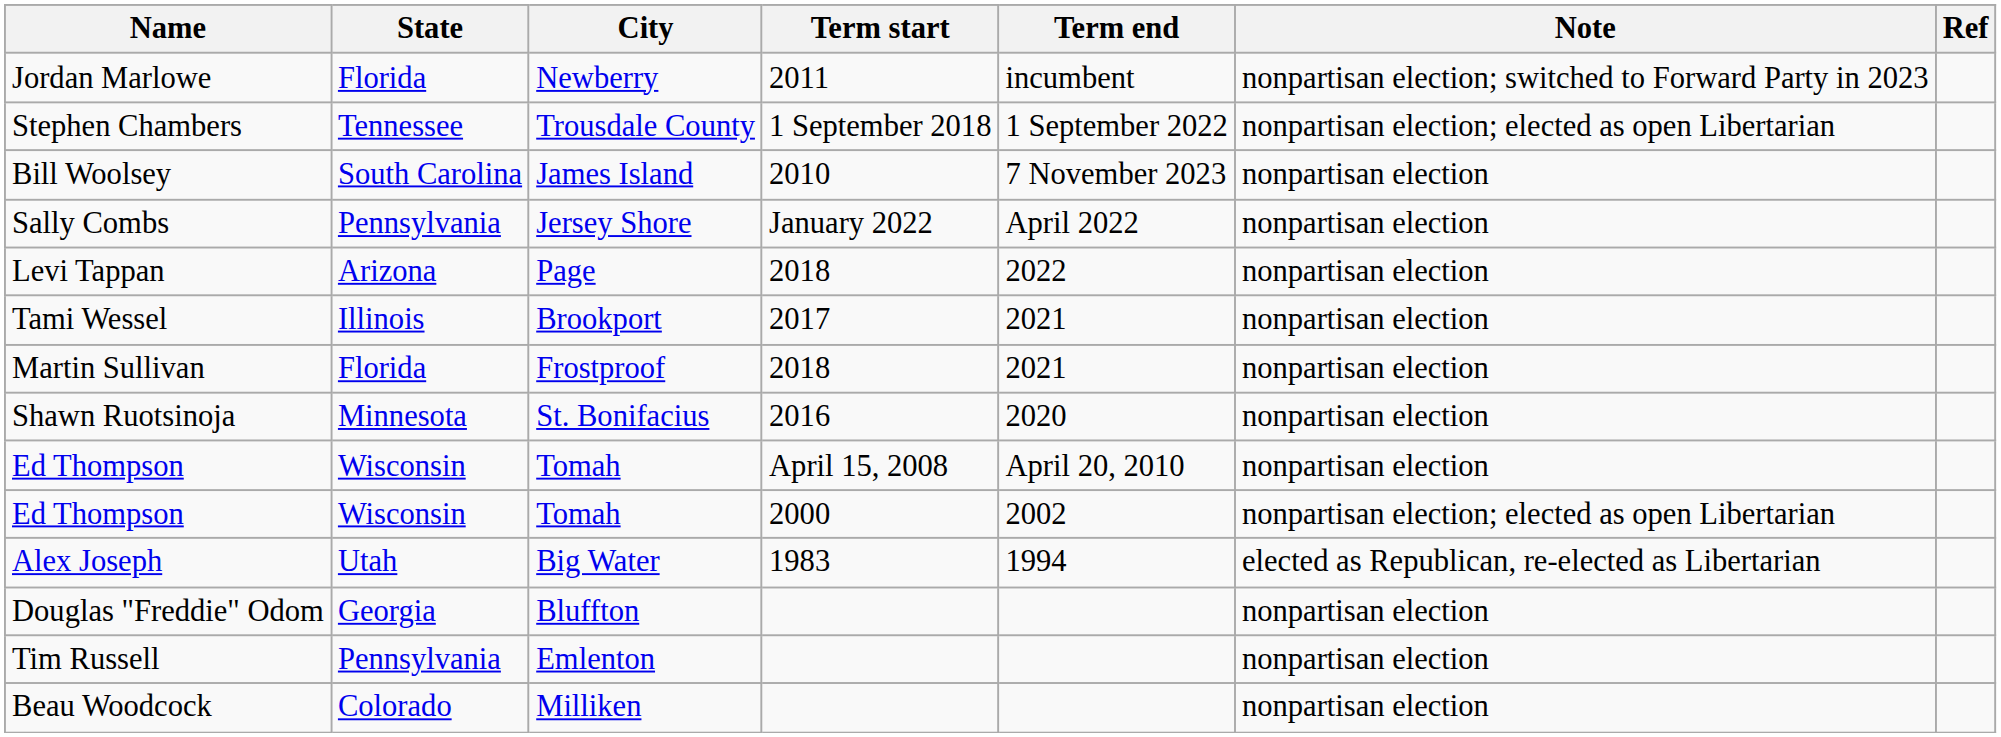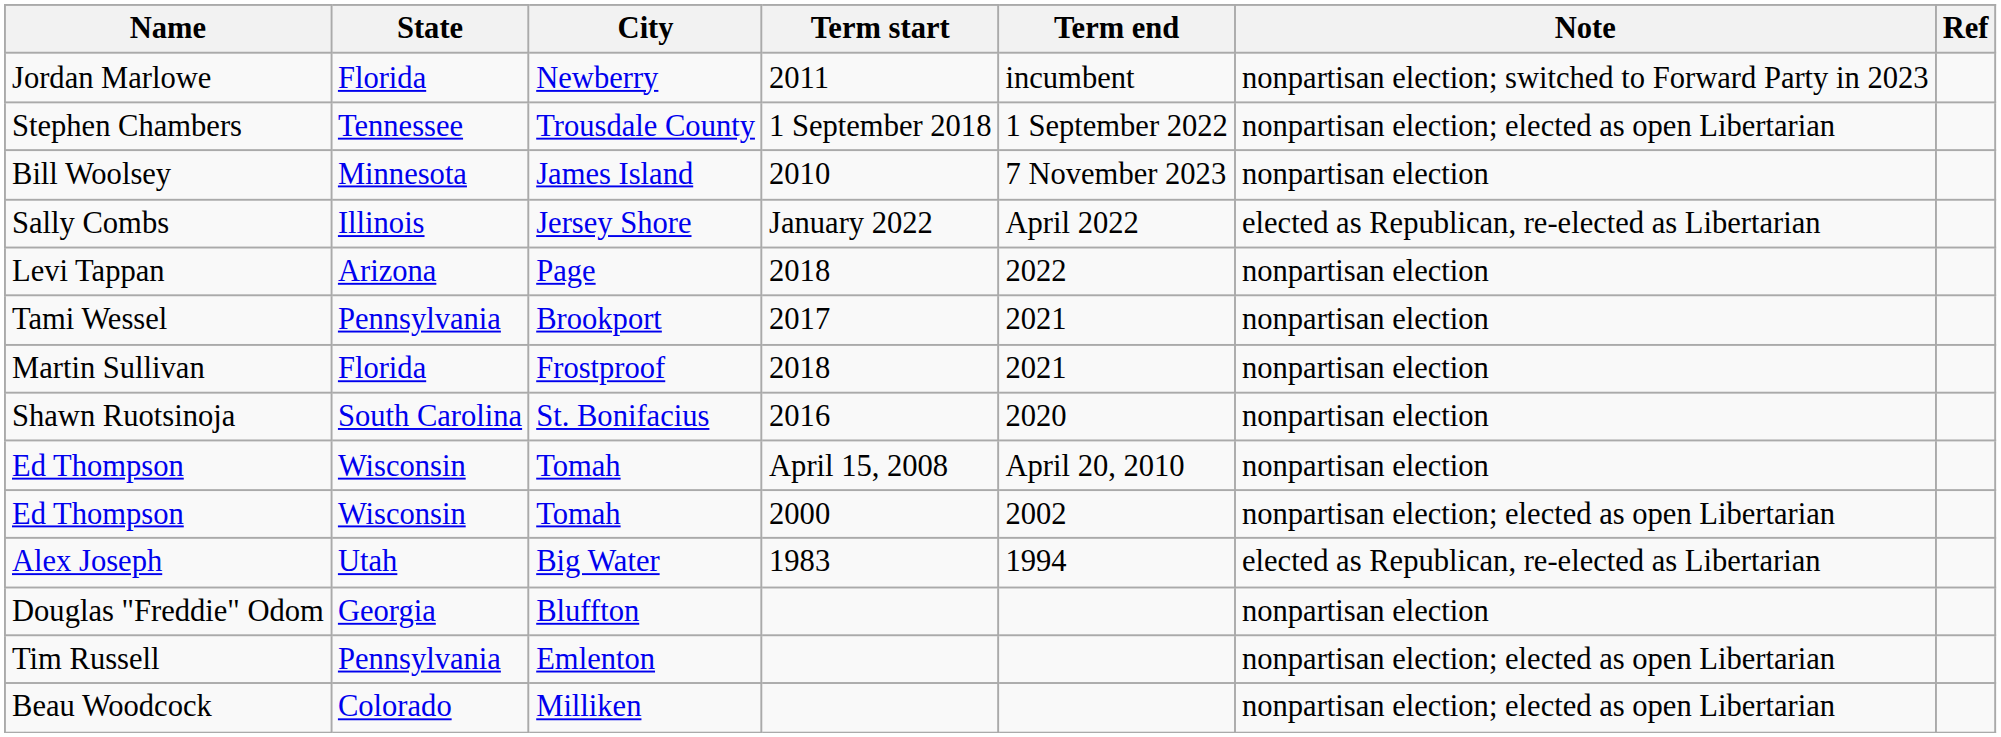(430, 174) South Carolina -> (402, 174) Minnesota
(419, 222) Pennsylvania -> (381, 222) Illinois
(1365, 222) nonpartisan election -> (1531, 222) elected as Republican, re-elected as Libertarian
(381, 319) Illinois -> (419, 319) Pennsylvania
(402, 416) Minnesota -> (430, 416) South Carolina
(1365, 658) nonpartisan election -> (1539, 658) nonpartisan election; elected as open Libertarian
(1365, 707) nonpartisan election -> (1539, 707) nonpartisan election; elected as open Libertarian
